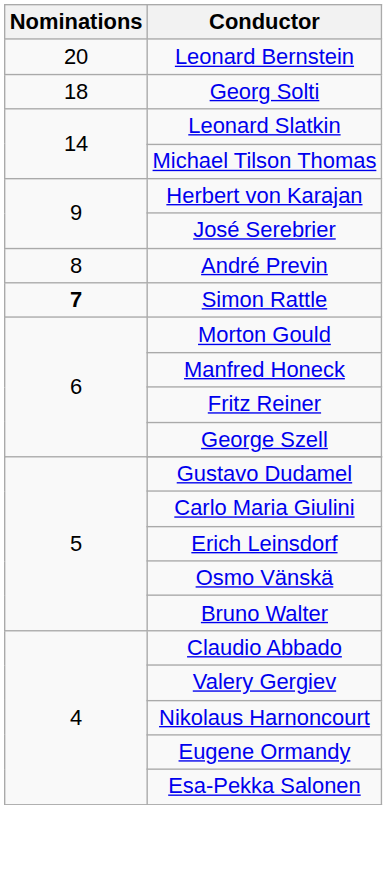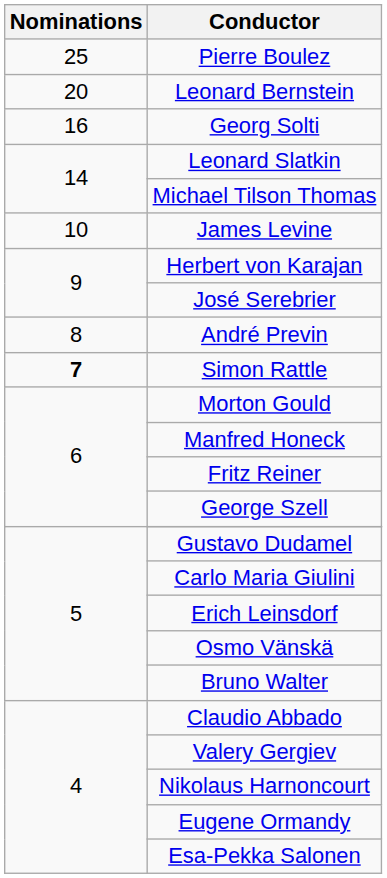+ row: (264, 56)
(76, 91) 18 -> (76, 126) 16
+ row: (264, 230)
